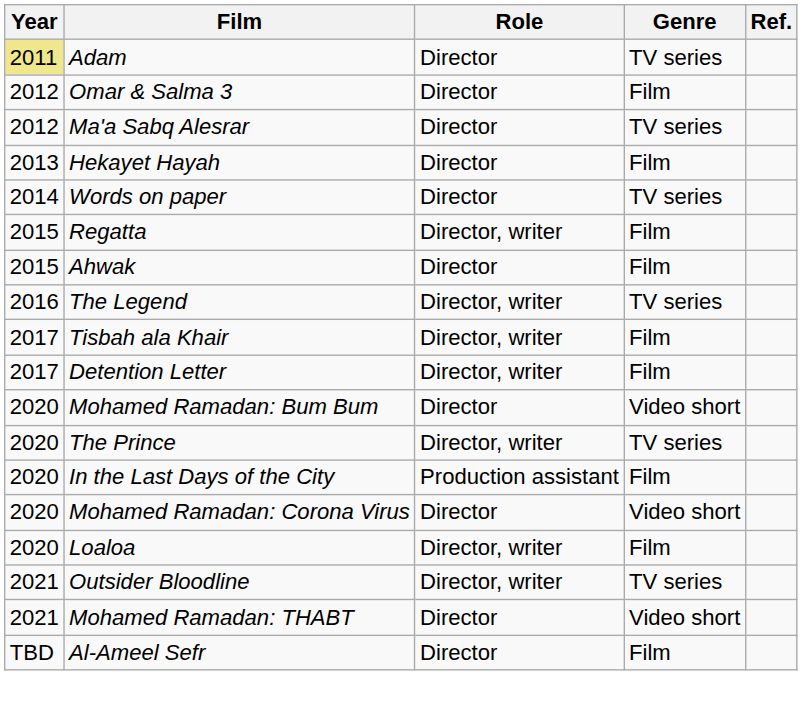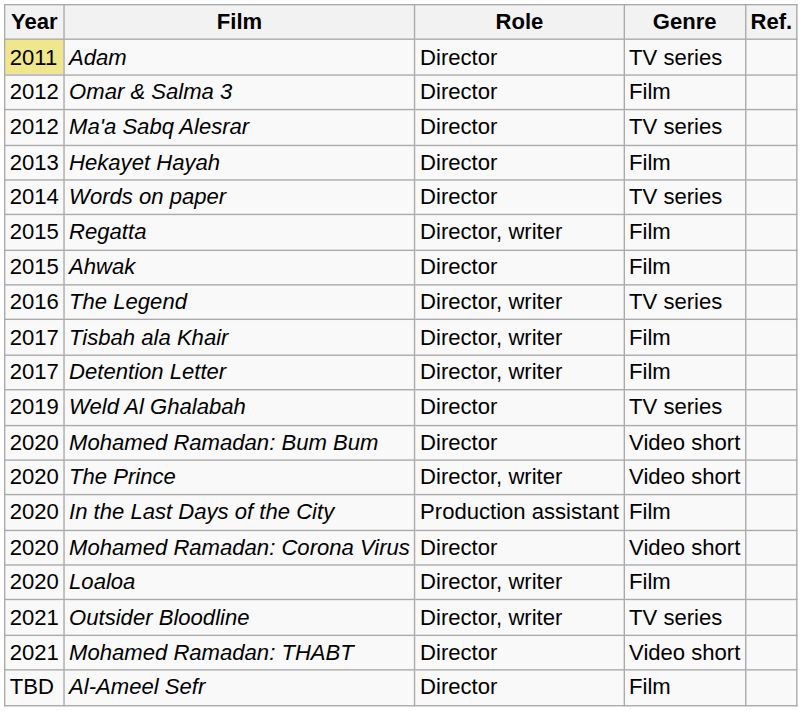+ row: (157, 407)
(676, 442) TV series -> (685, 477) Video short
